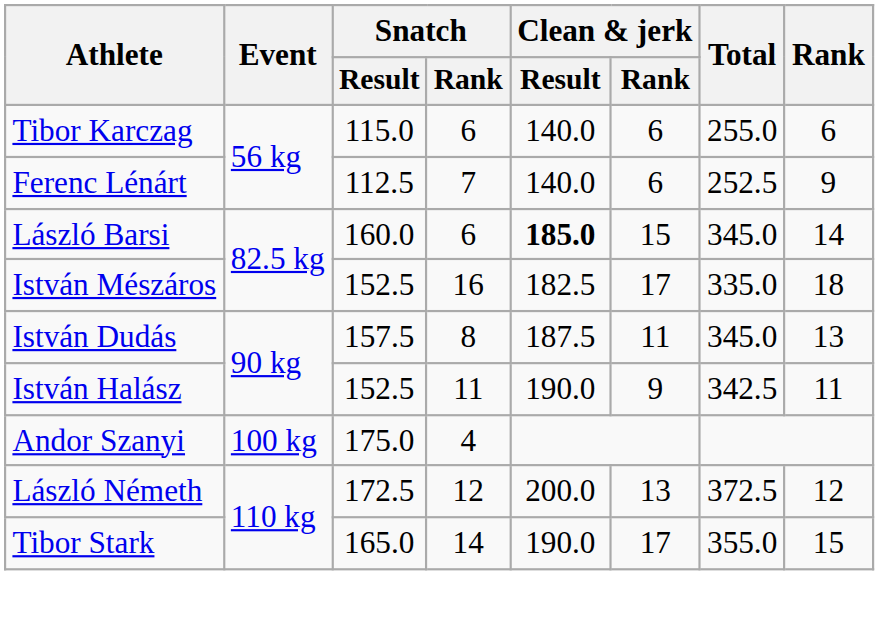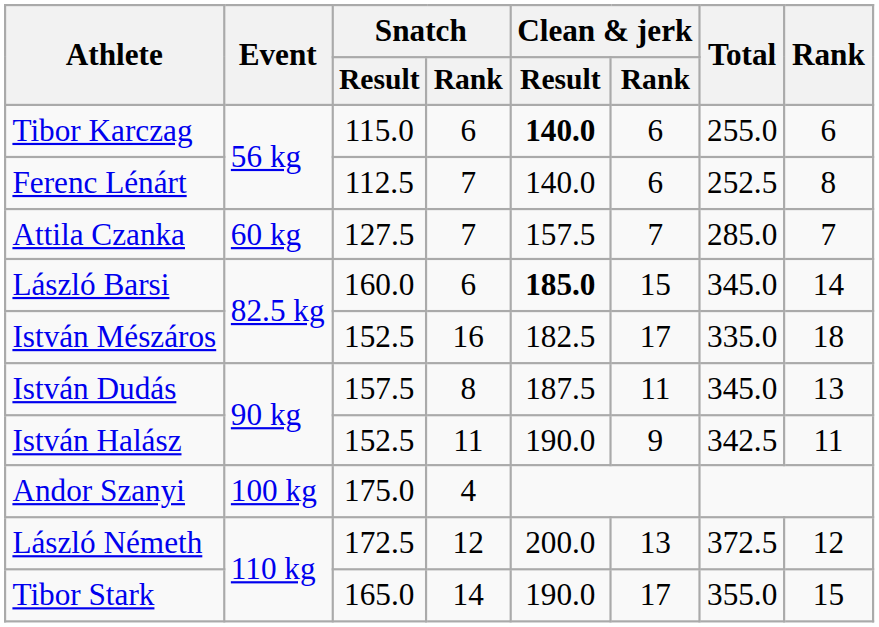(560, 130) normal -> (560, 130) bold
(828, 182) 9 -> (828, 182) 8
+ row: (99, 234)
